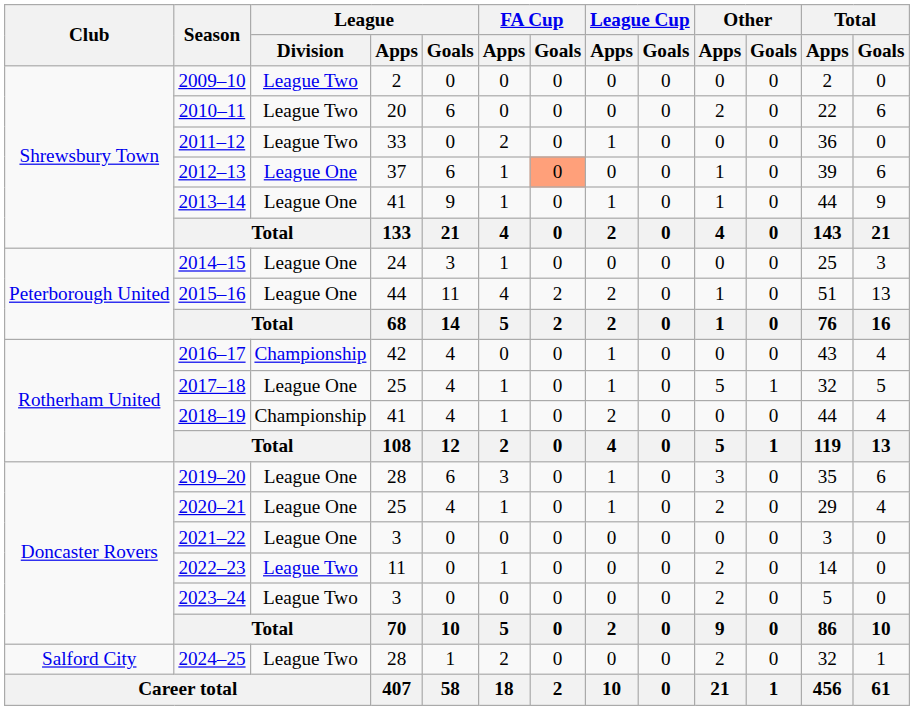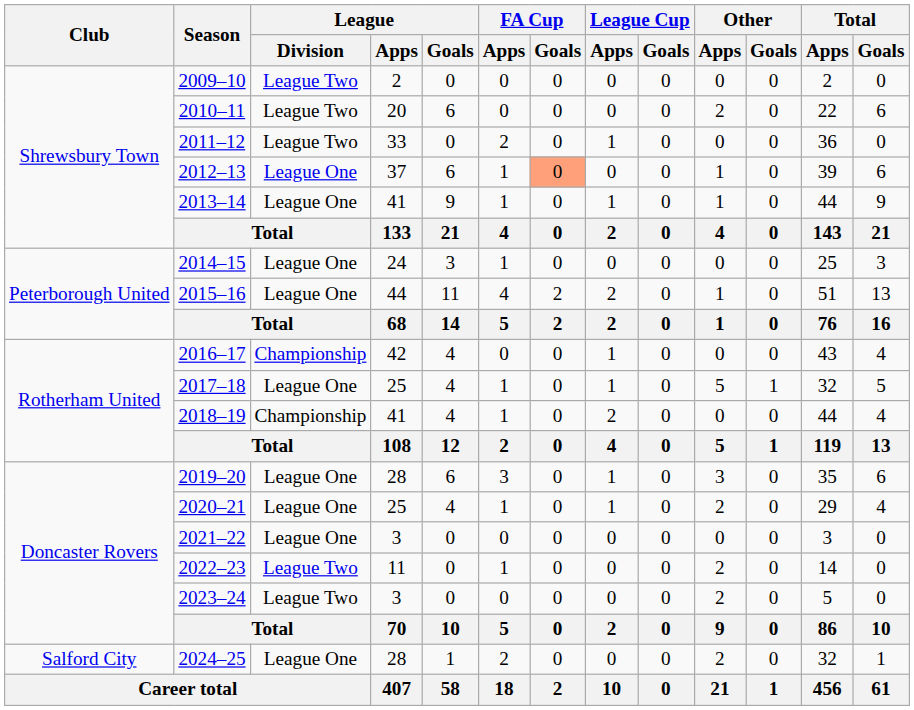(310, 659) League Two -> (310, 659) League One
